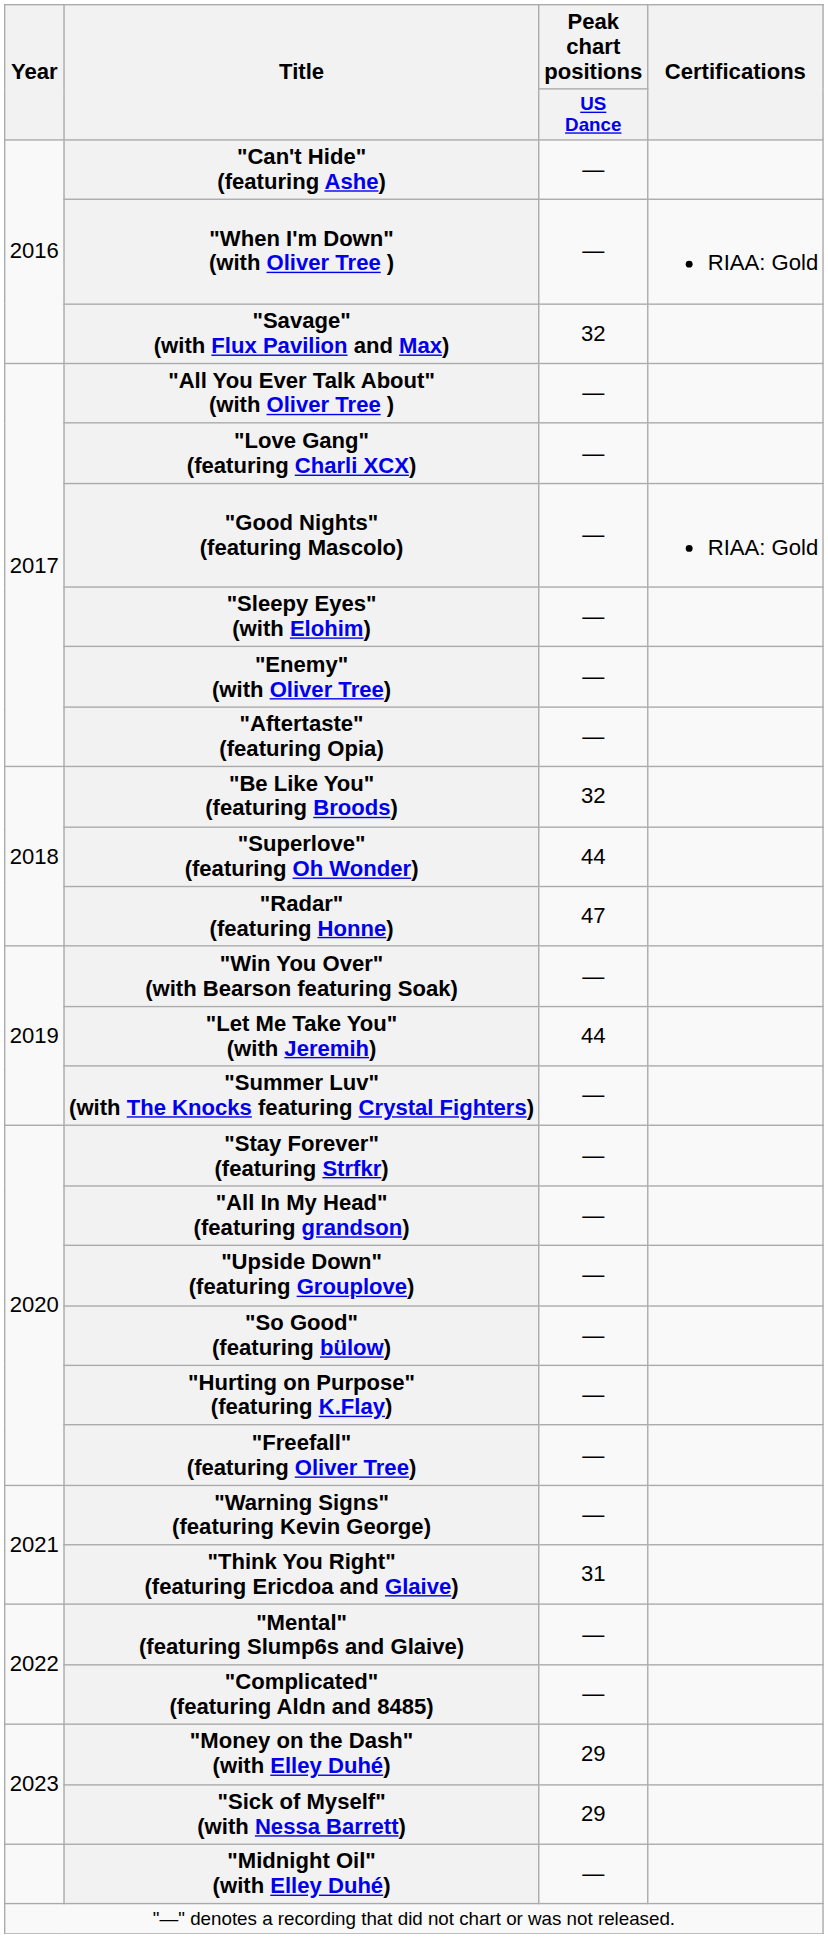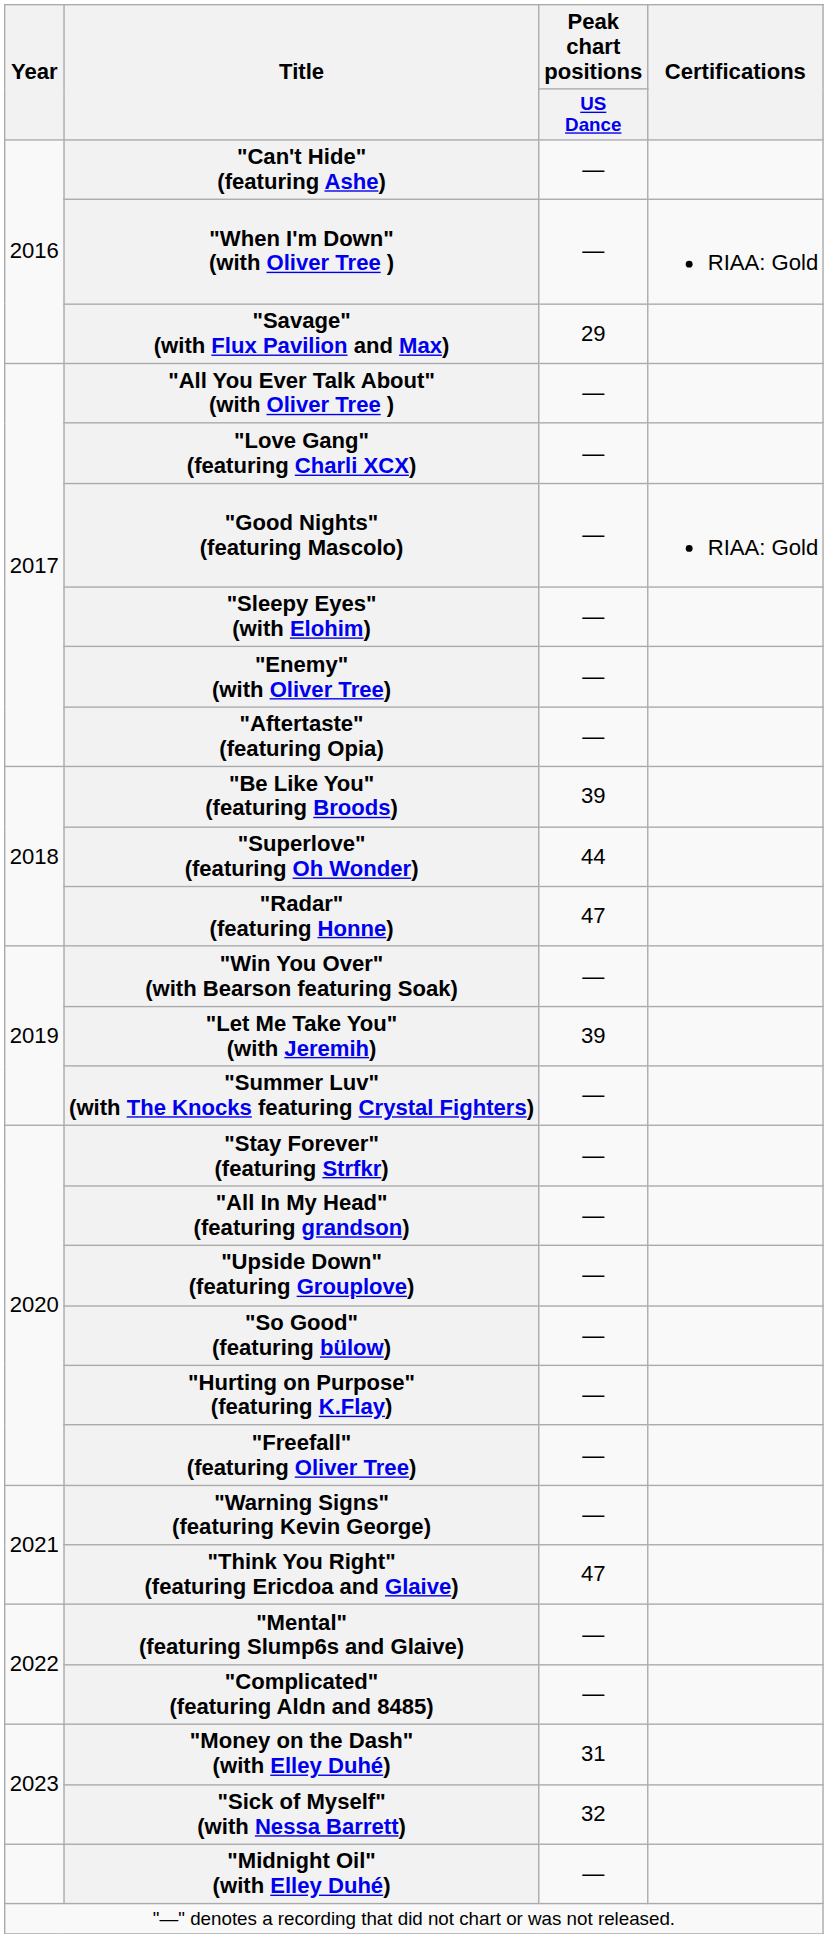(593, 333) 32 -> (593, 333) 29
(593, 796) 32 -> (593, 796) 39
(593, 1035) 44 -> (593, 1035) 39
(593, 1574) 31 -> (593, 1574) 47
(593, 1754) 29 -> (593, 1754) 31
(593, 1814) 29 -> (593, 1814) 32
